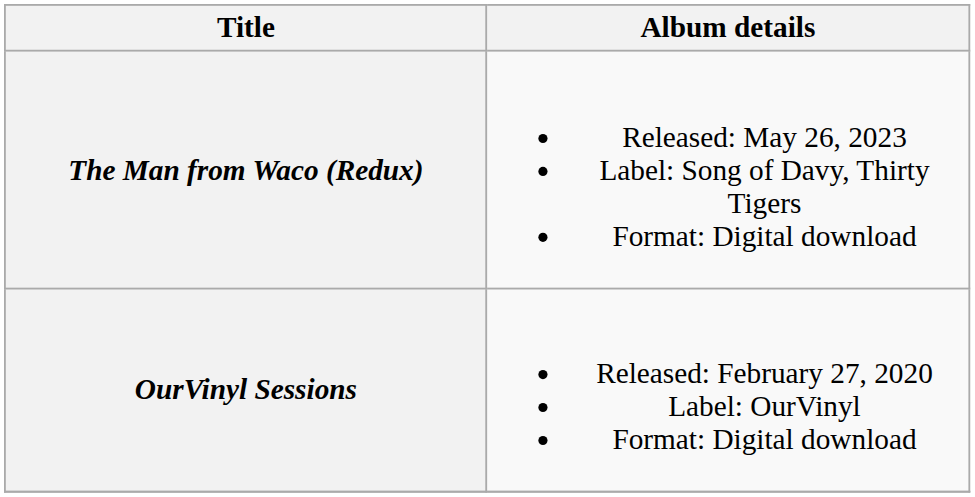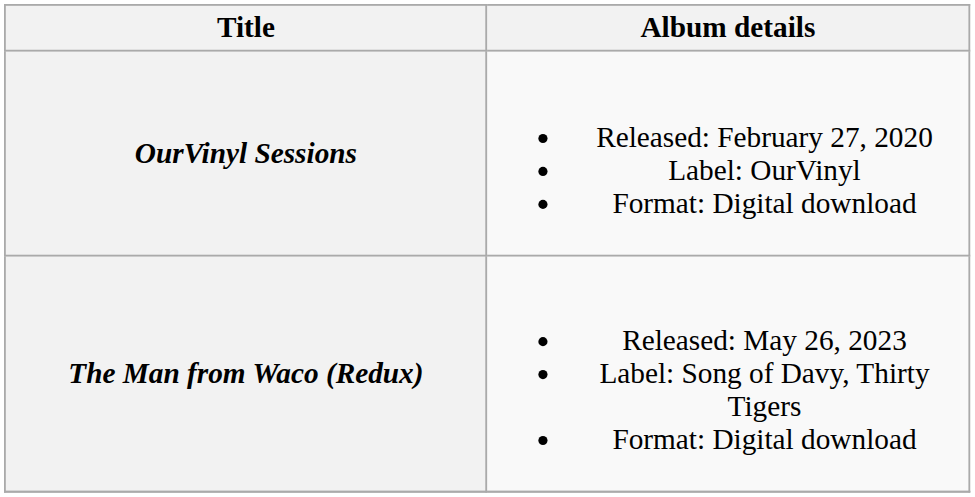rows swapped: (246, 389) <-> (246, 169)
